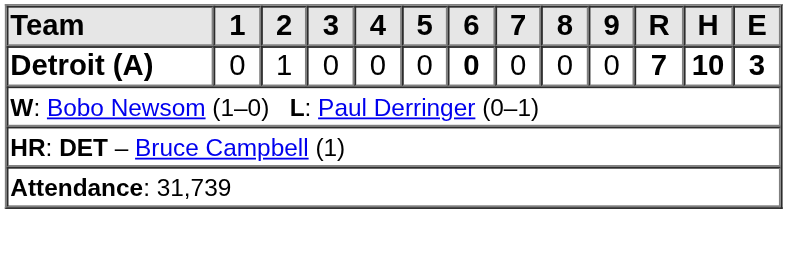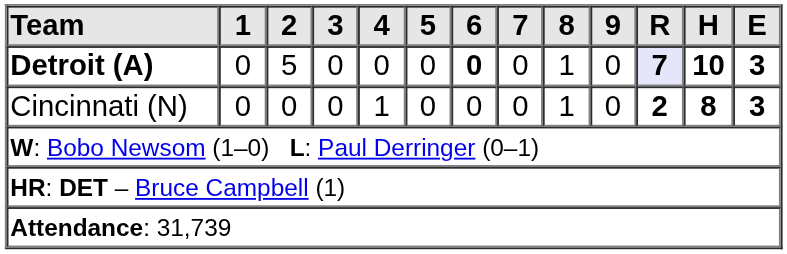(284, 65) 1 -> (289, 65) 5
(565, 65) 0 -> (567, 65) 1
(659, 65) no background -> (660, 65) lavender background
+ row: (99, 106)
